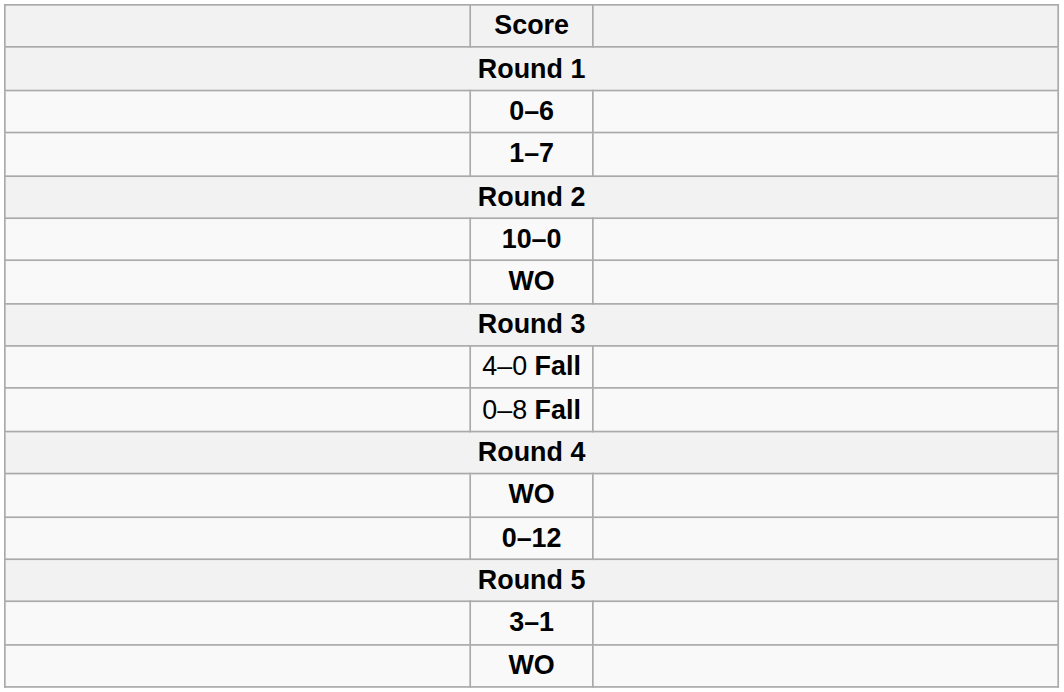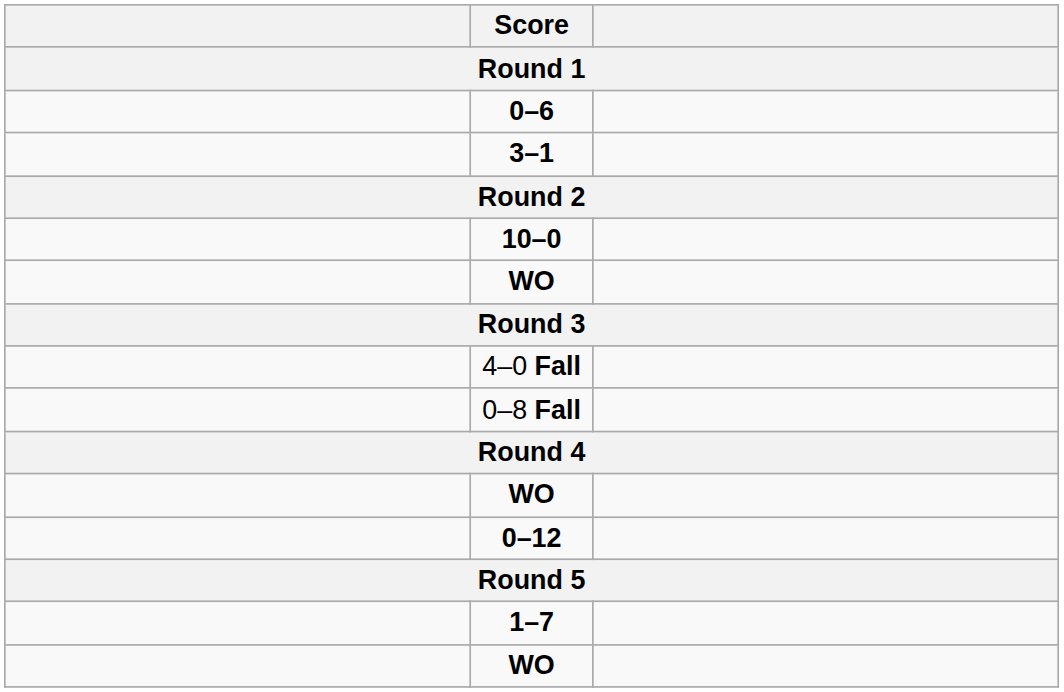rows swapped: (238, 154) <-> (238, 623)
